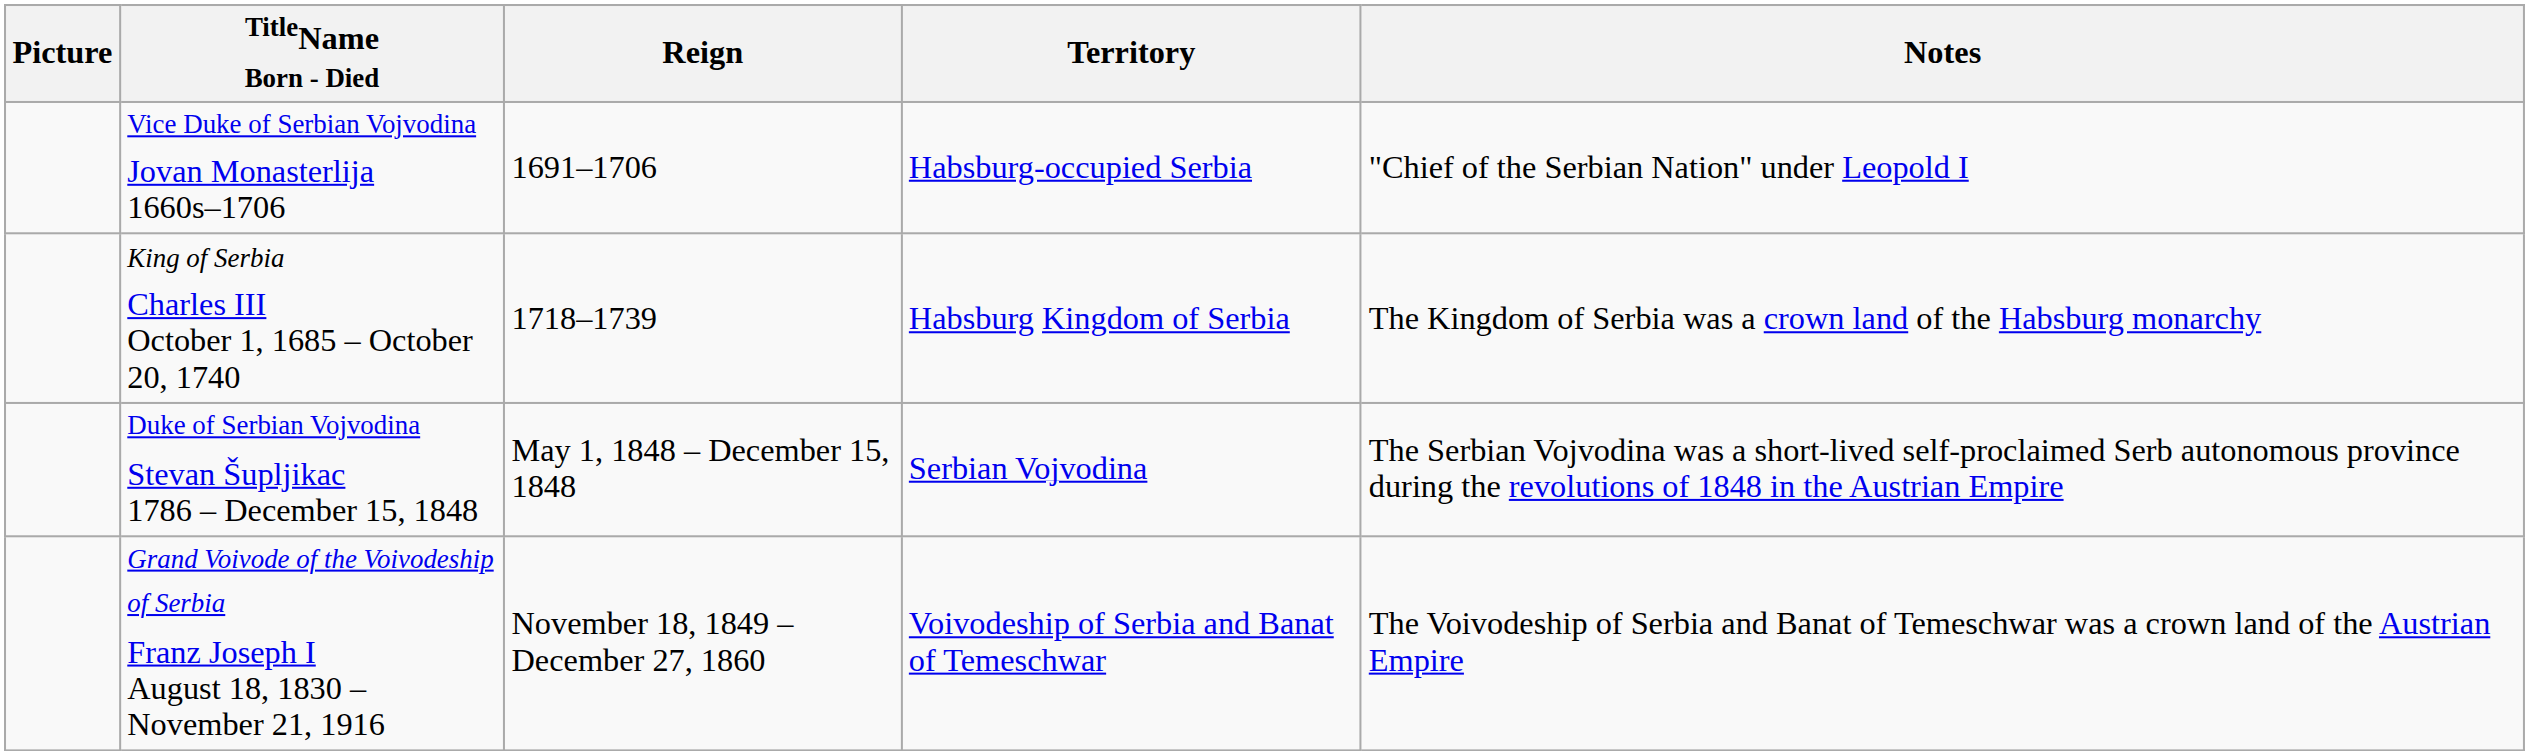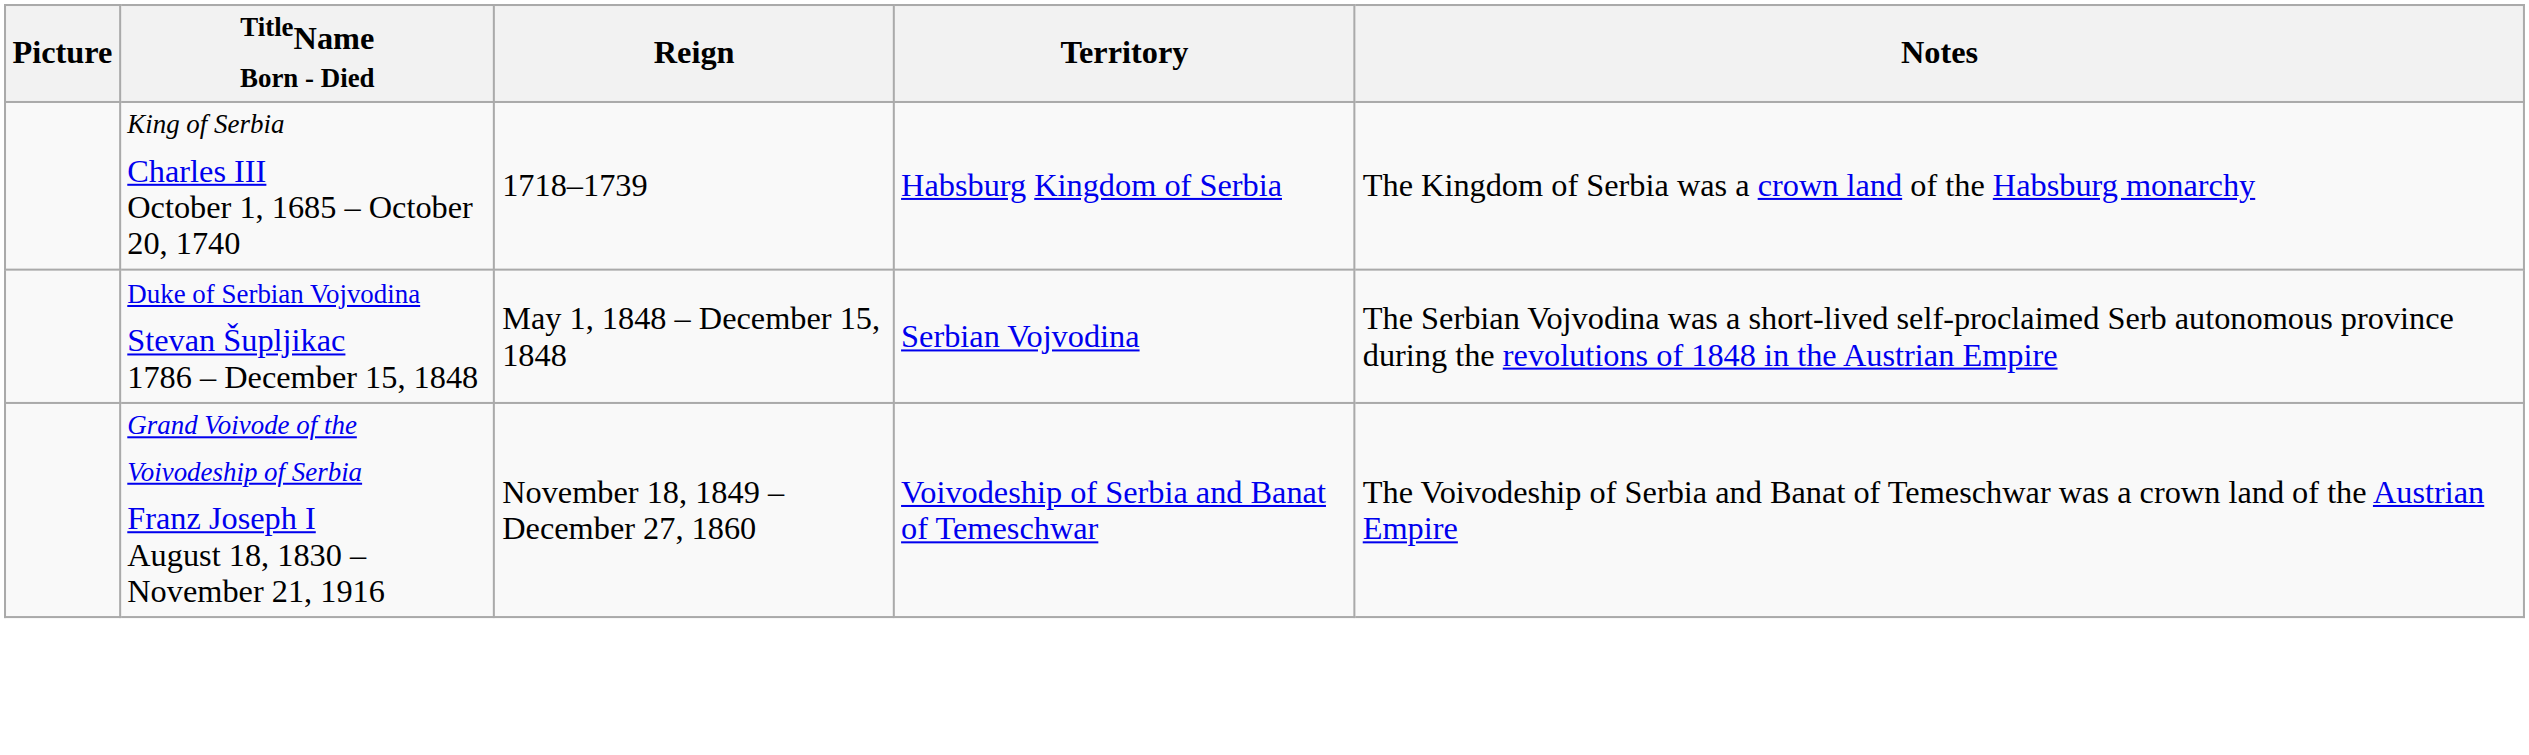- row: (302, 167)
